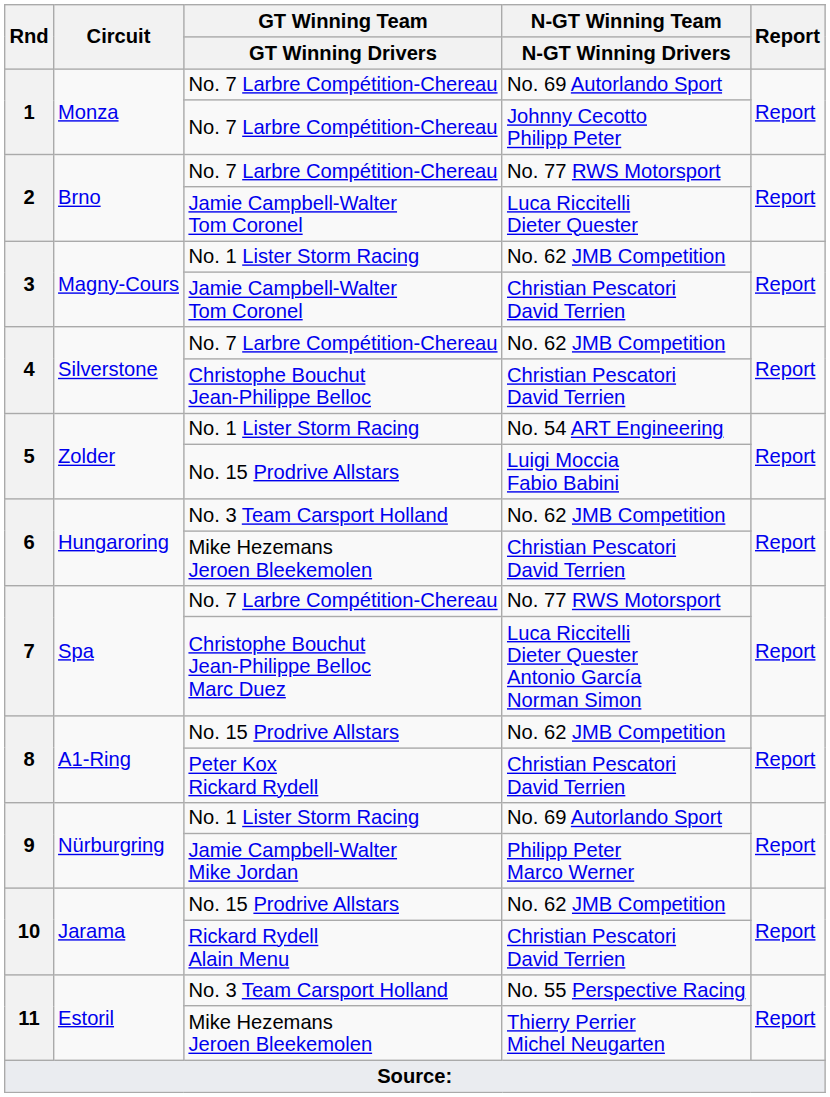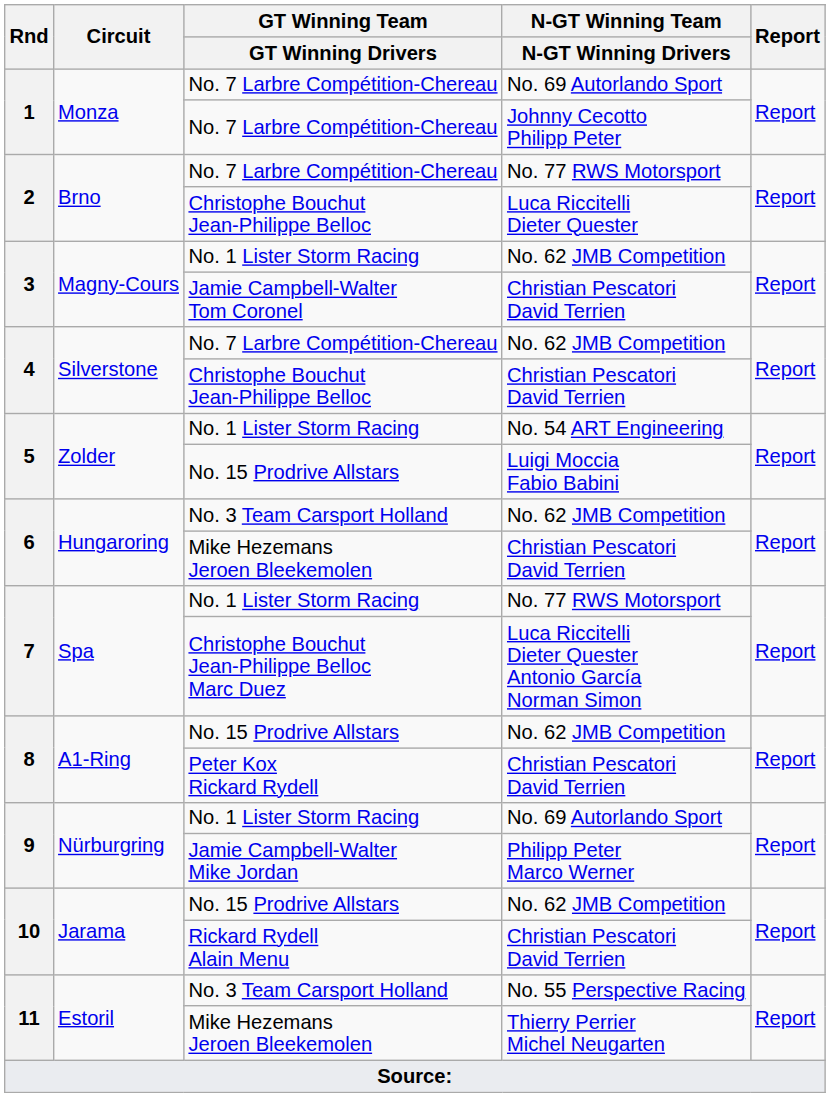(293, 214) Jamie Campbell-Walter Tom Coronel -> (280, 214) Christophe Bouchut Jean-Philippe Belloc
(343, 601) No. 7 Larbre Compétition-Chereau -> (304, 601) No. 1 Lister Storm Racing
